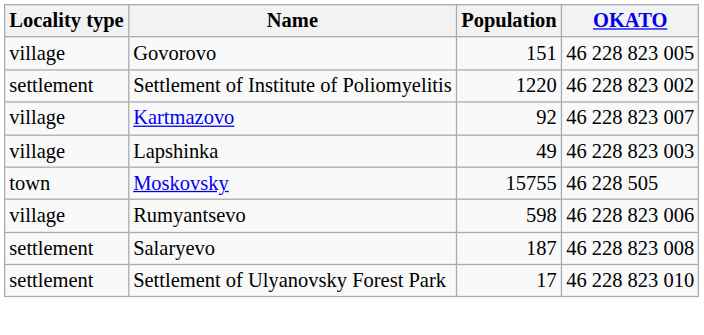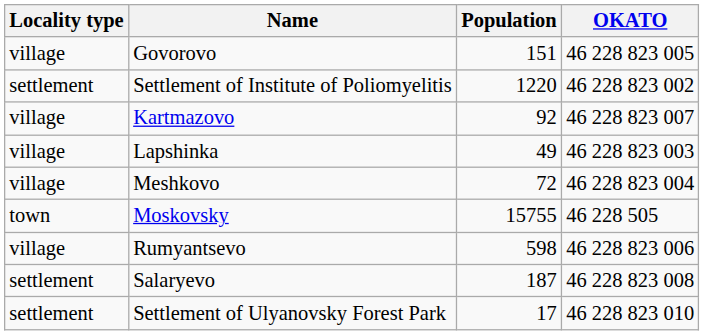+ row: (176, 183)
